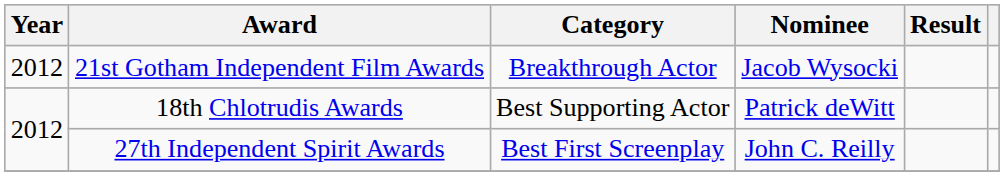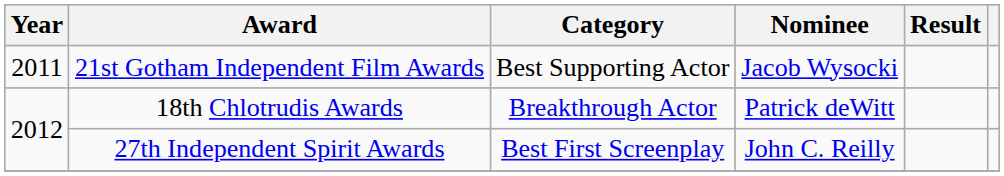(37, 66) 2012 -> (37, 66) 2011
(613, 66) Breakthrough Actor -> (613, 66) Best Supporting Actor
(613, 107) Best Supporting Actor -> (613, 107) Breakthrough Actor
